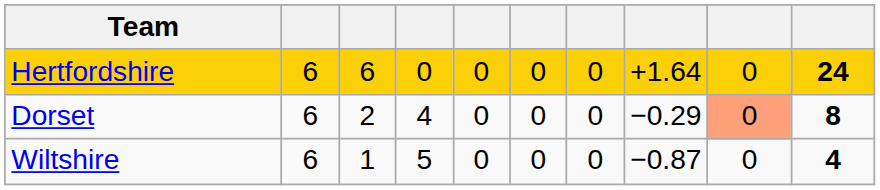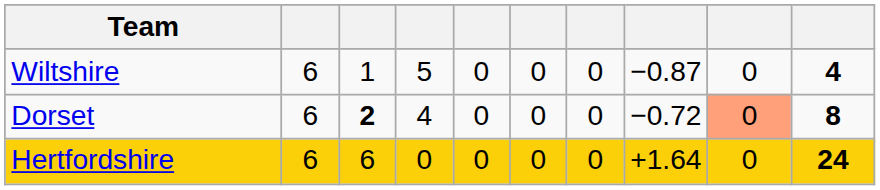rows swapped: (93, 71) <-> (65, 160)
(367, 116) normal -> (367, 116) bold
(666, 116) −0.29 -> (666, 116) −0.72
